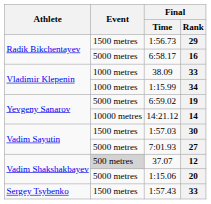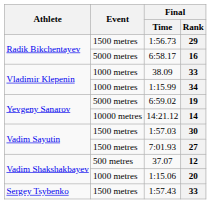(115, 147) 5000 metres -> (115, 147) 1500 metres
(113, 161) lightgrey background -> (113, 161) no background
(115, 176) 5000 metres -> (115, 176) 1000 metres
